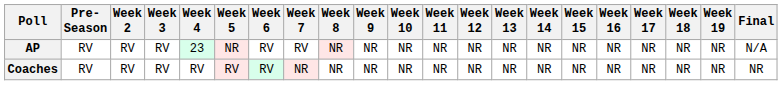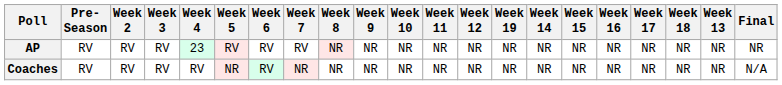columns swapped: (510, 22) <-> (718, 22)
(232, 49) NR -> (232, 49) RV
(756, 49) N/A -> (756, 49) NR
(232, 69) RV -> (232, 69) NR
(756, 69) NR -> (756, 69) N/A
